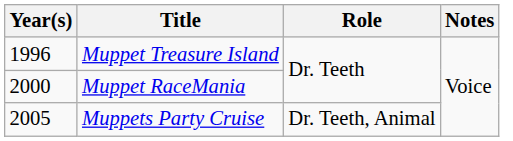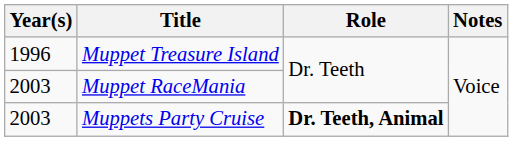(30, 86) 2000 -> (30, 86) 2003
(30, 119) 2005 -> (30, 119) 2003
(362, 119) normal -> (366, 119) bold
